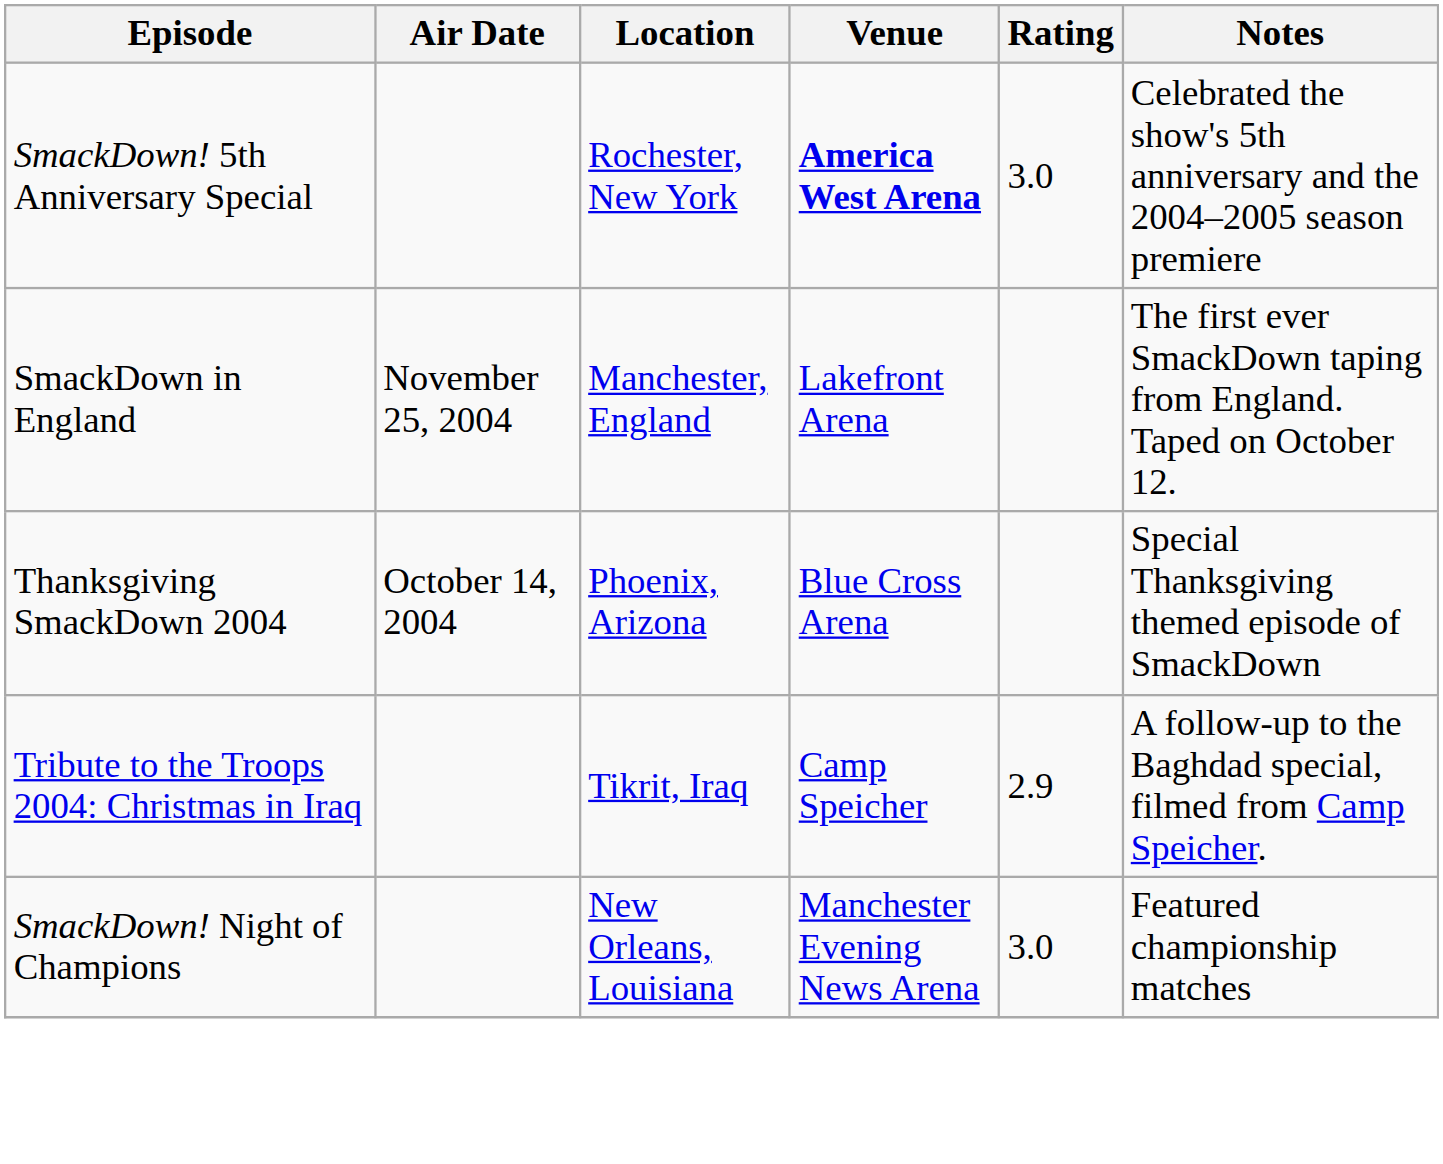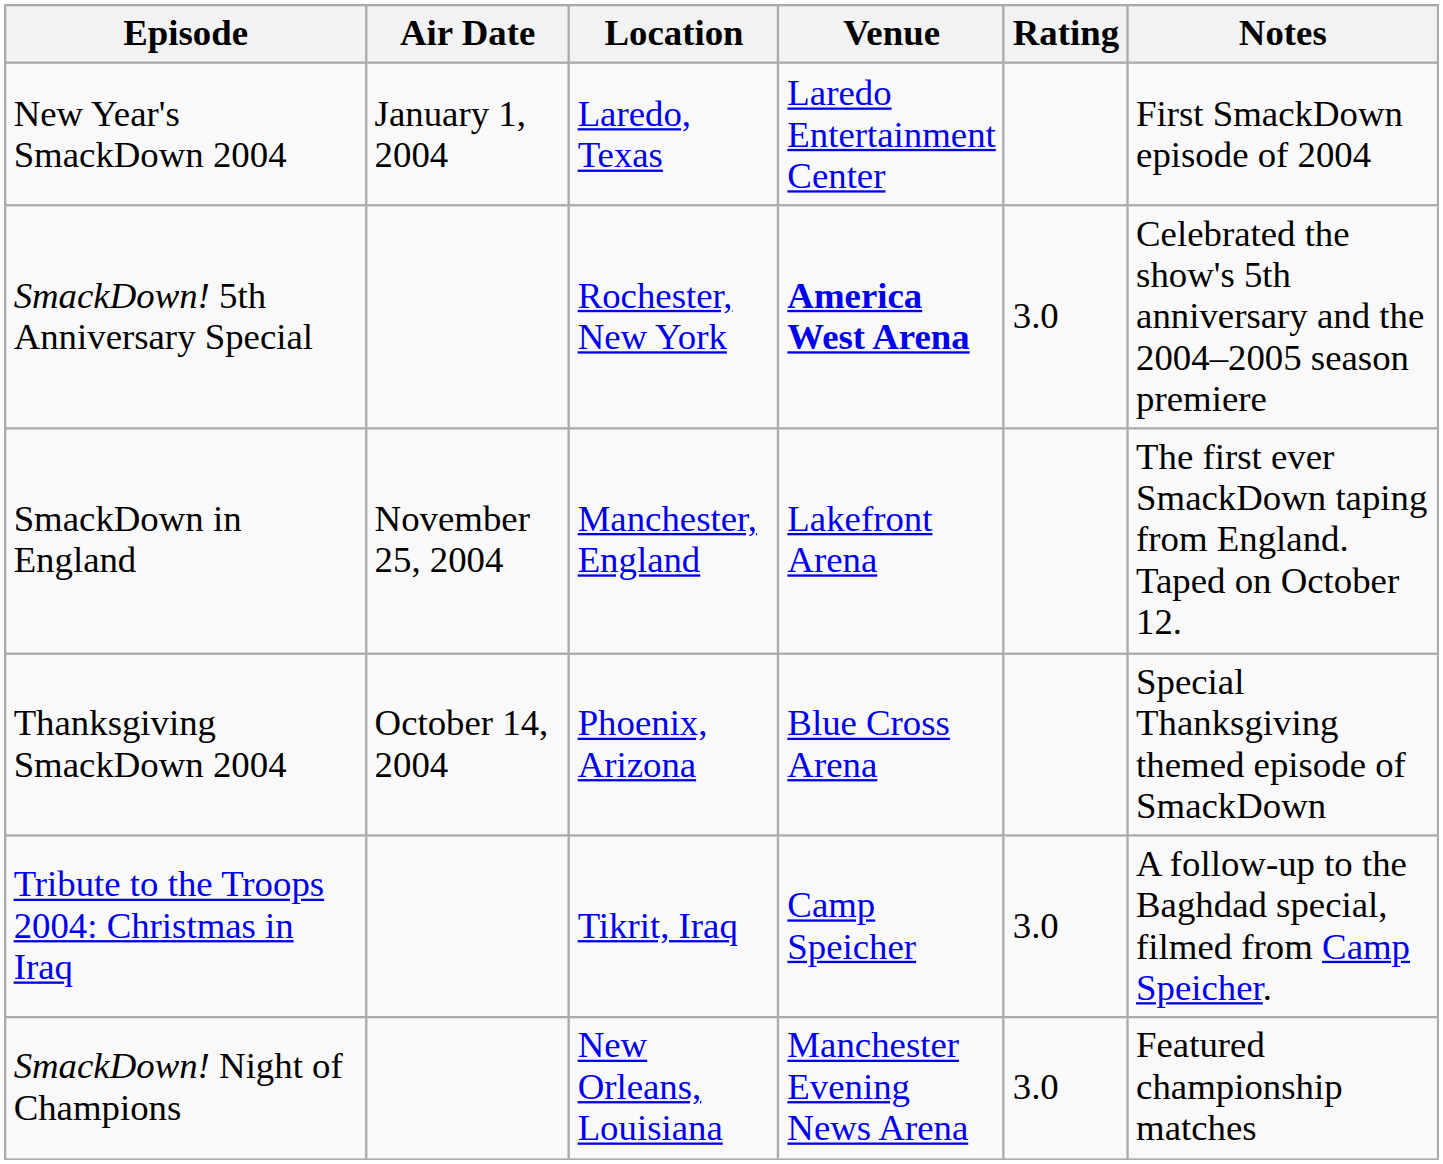+ row: (150, 133)
(1030, 784) 2.9 -> (1036, 925) 3.0
